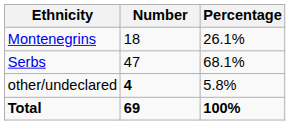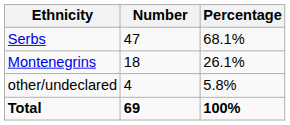rows swapped: (27, 62) <-> (52, 39)
(128, 85) bold -> (128, 85) normal
